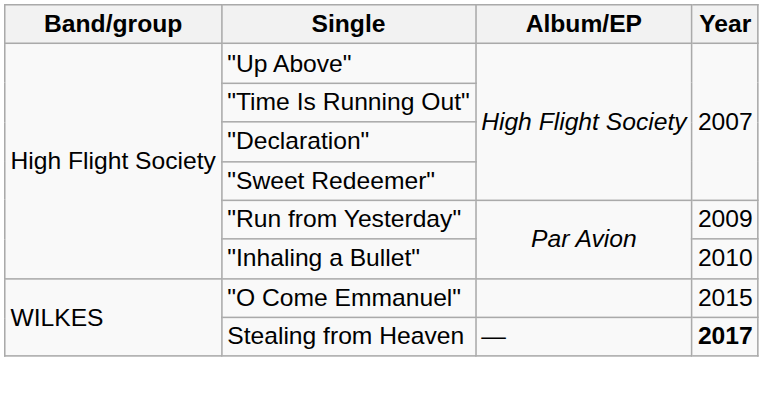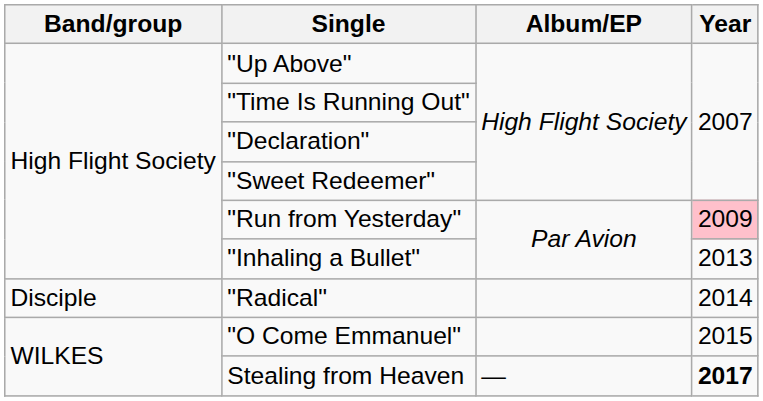(725, 219) no background -> (725, 219) pink background
(725, 258) 2010 -> (725, 258) 2013
+ row: (277, 297)
